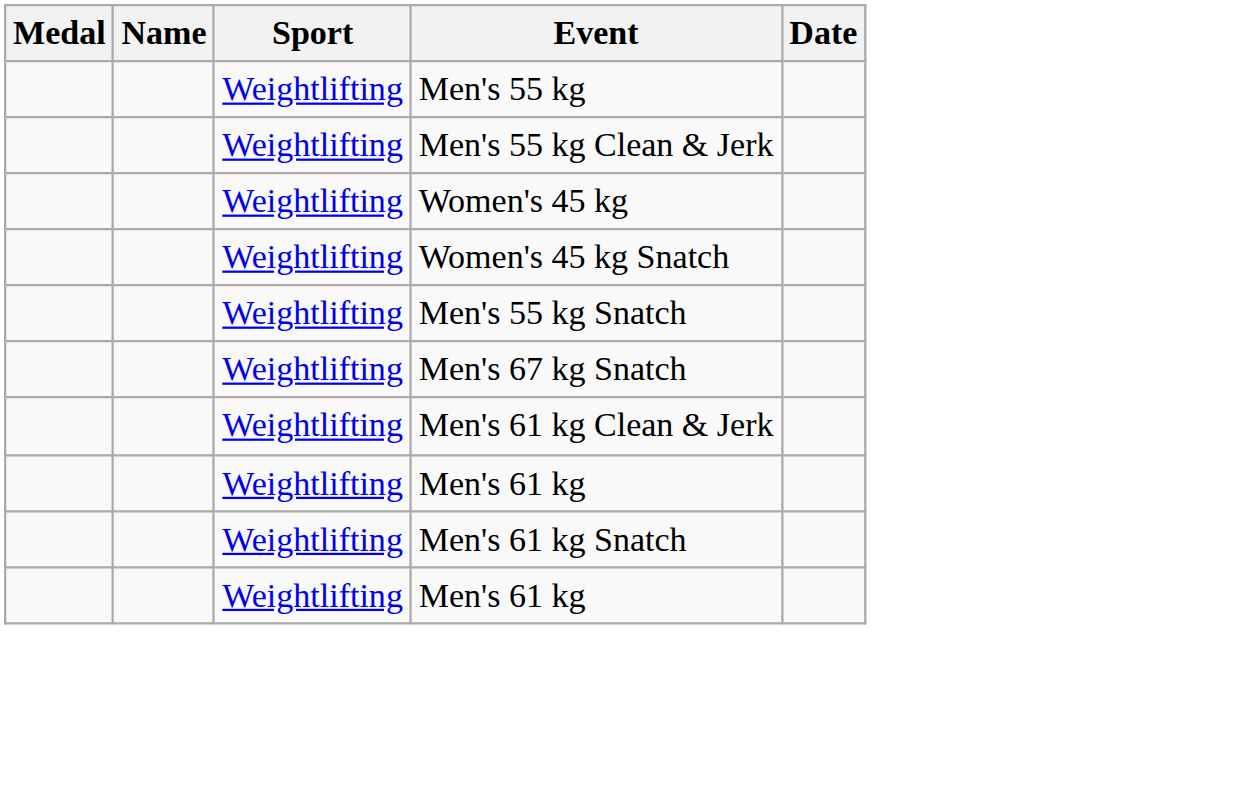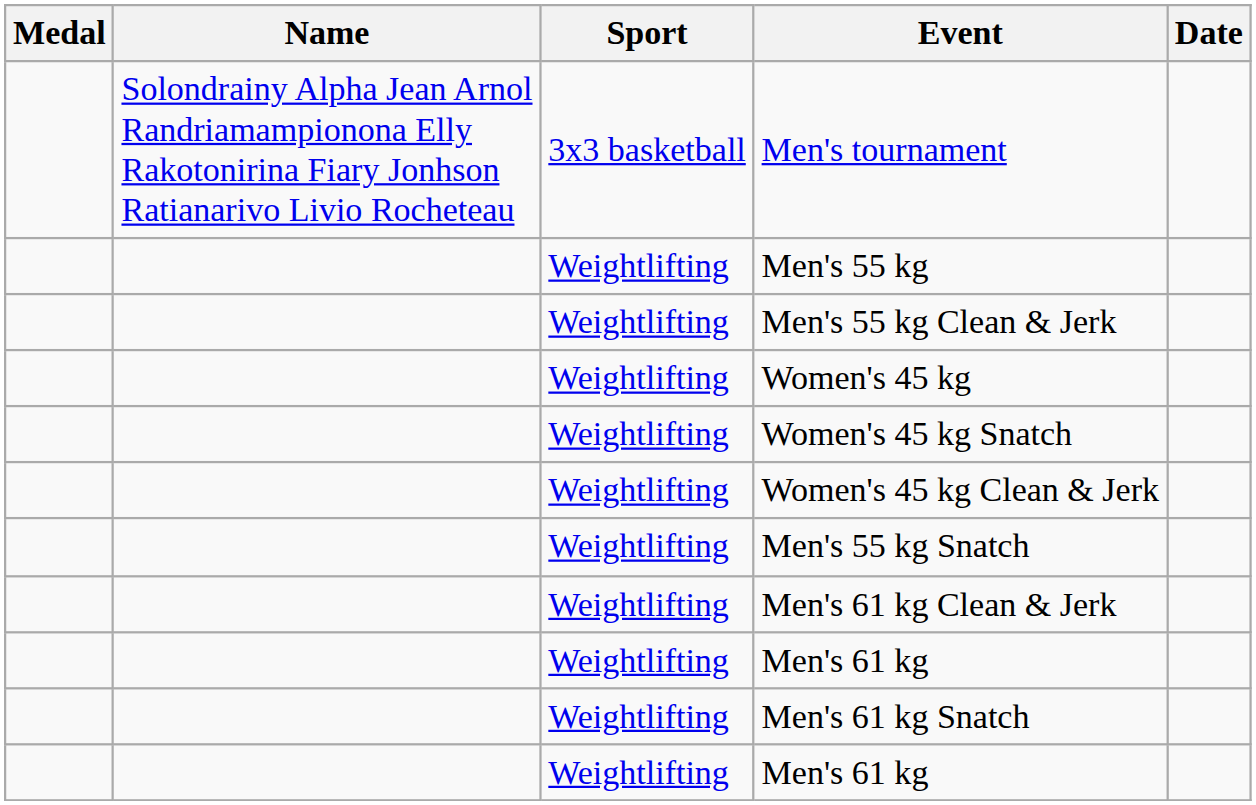+ row: (327, 149)
+ row: (327, 491)
- row: (164, 370)
